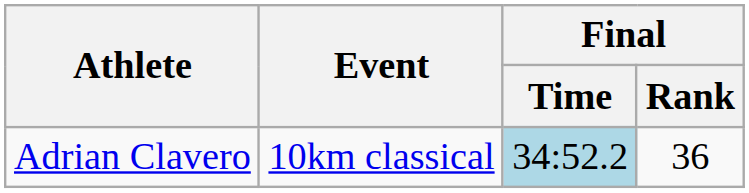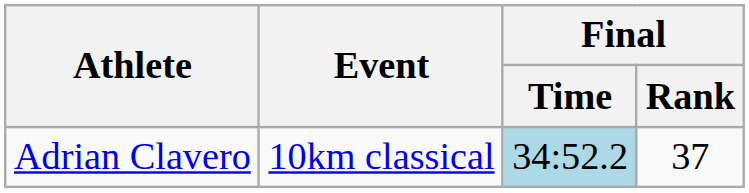(690, 156) 36 -> (690, 156) 37
